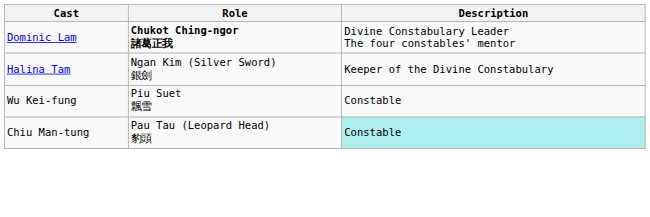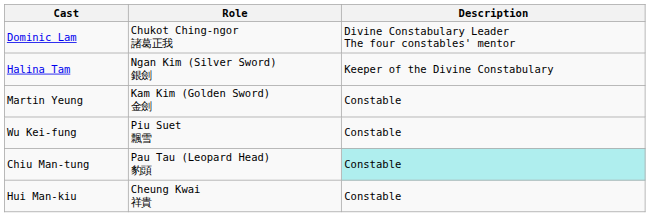(185, 37) bold -> (185, 37) normal
+ row: (45, 101)
+ row: (42, 196)
